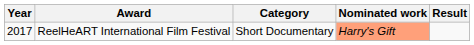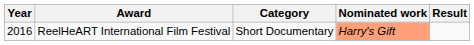(20, 31) 2017 -> (20, 31) 2016
